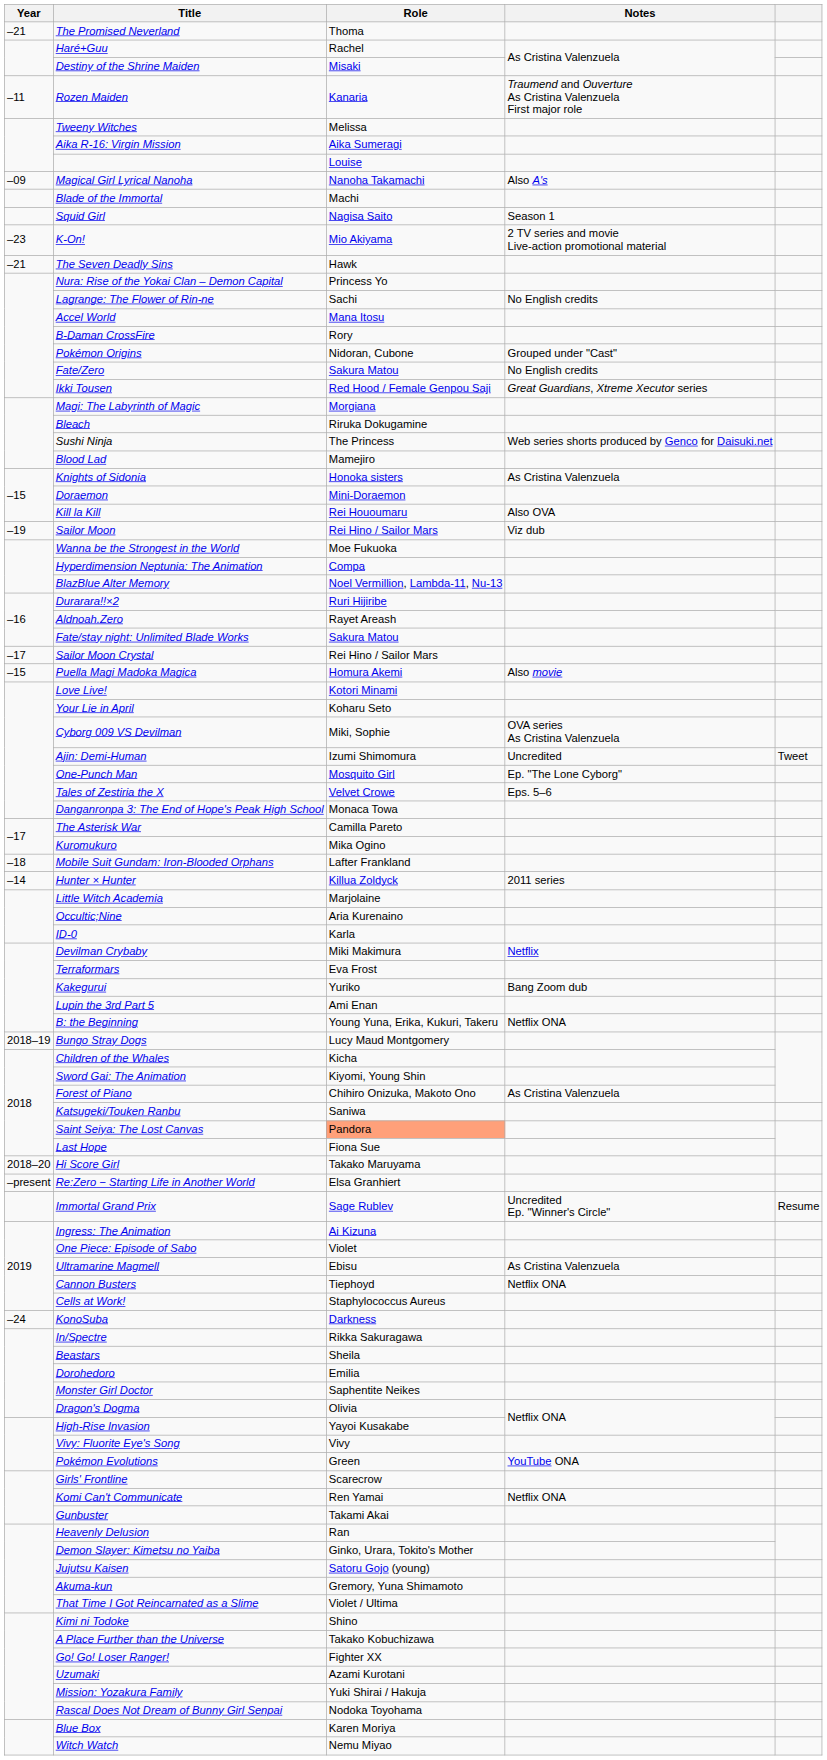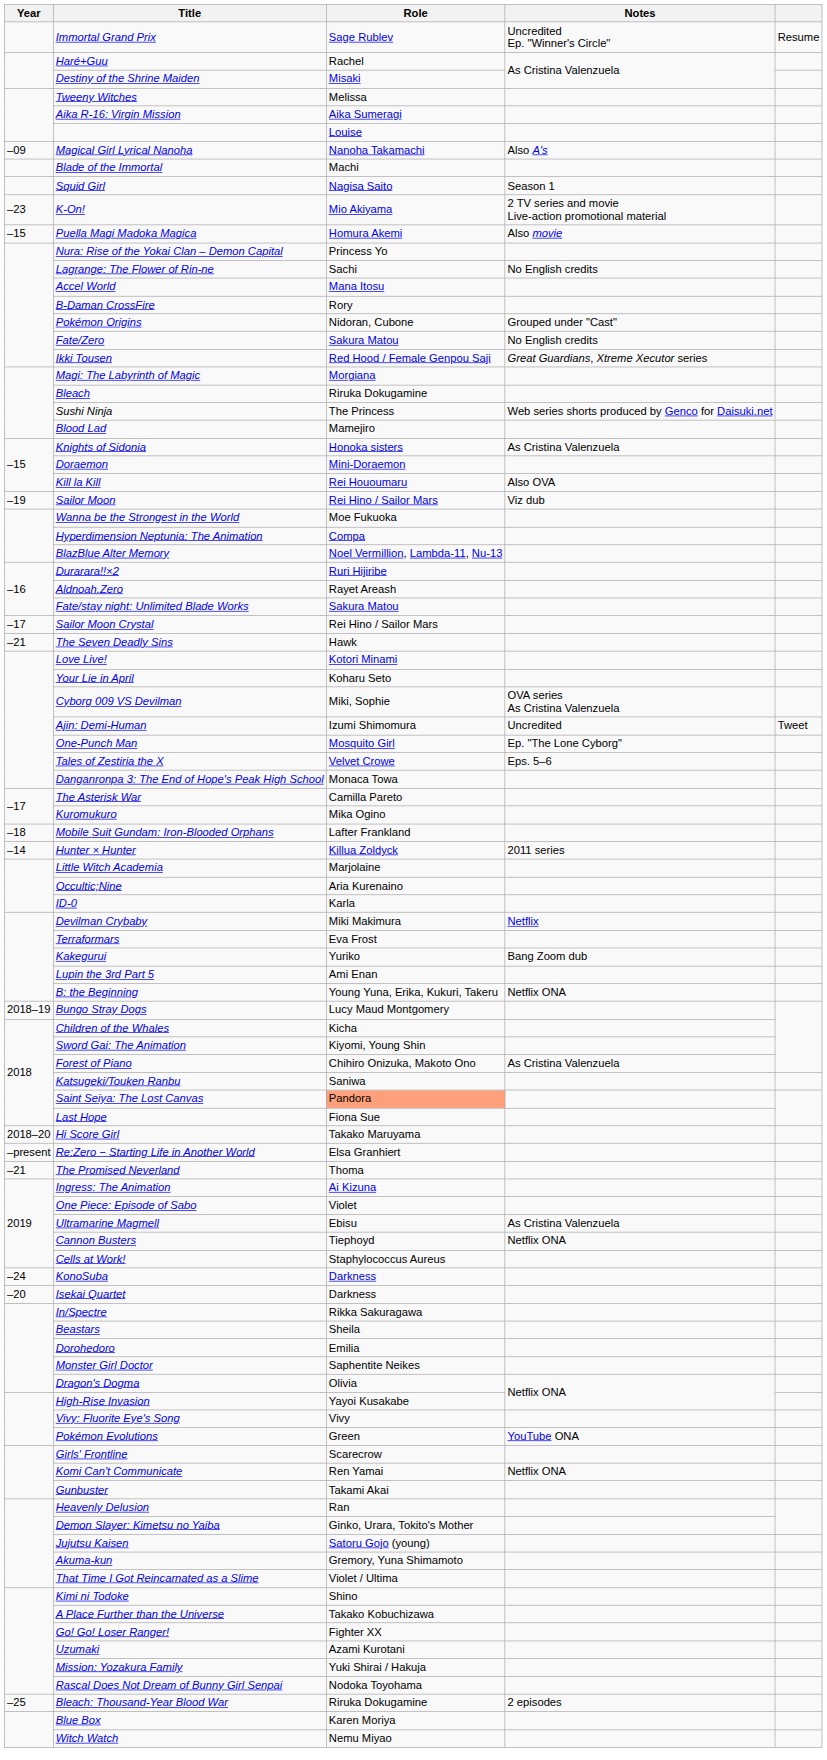rows swapped: (106, 1206) <-> (118, 31)
- row: (92, 97)
rows swapped: (126, 672) <-> (114, 264)
+ row: (91, 1294)
+ row: (142, 1703)
